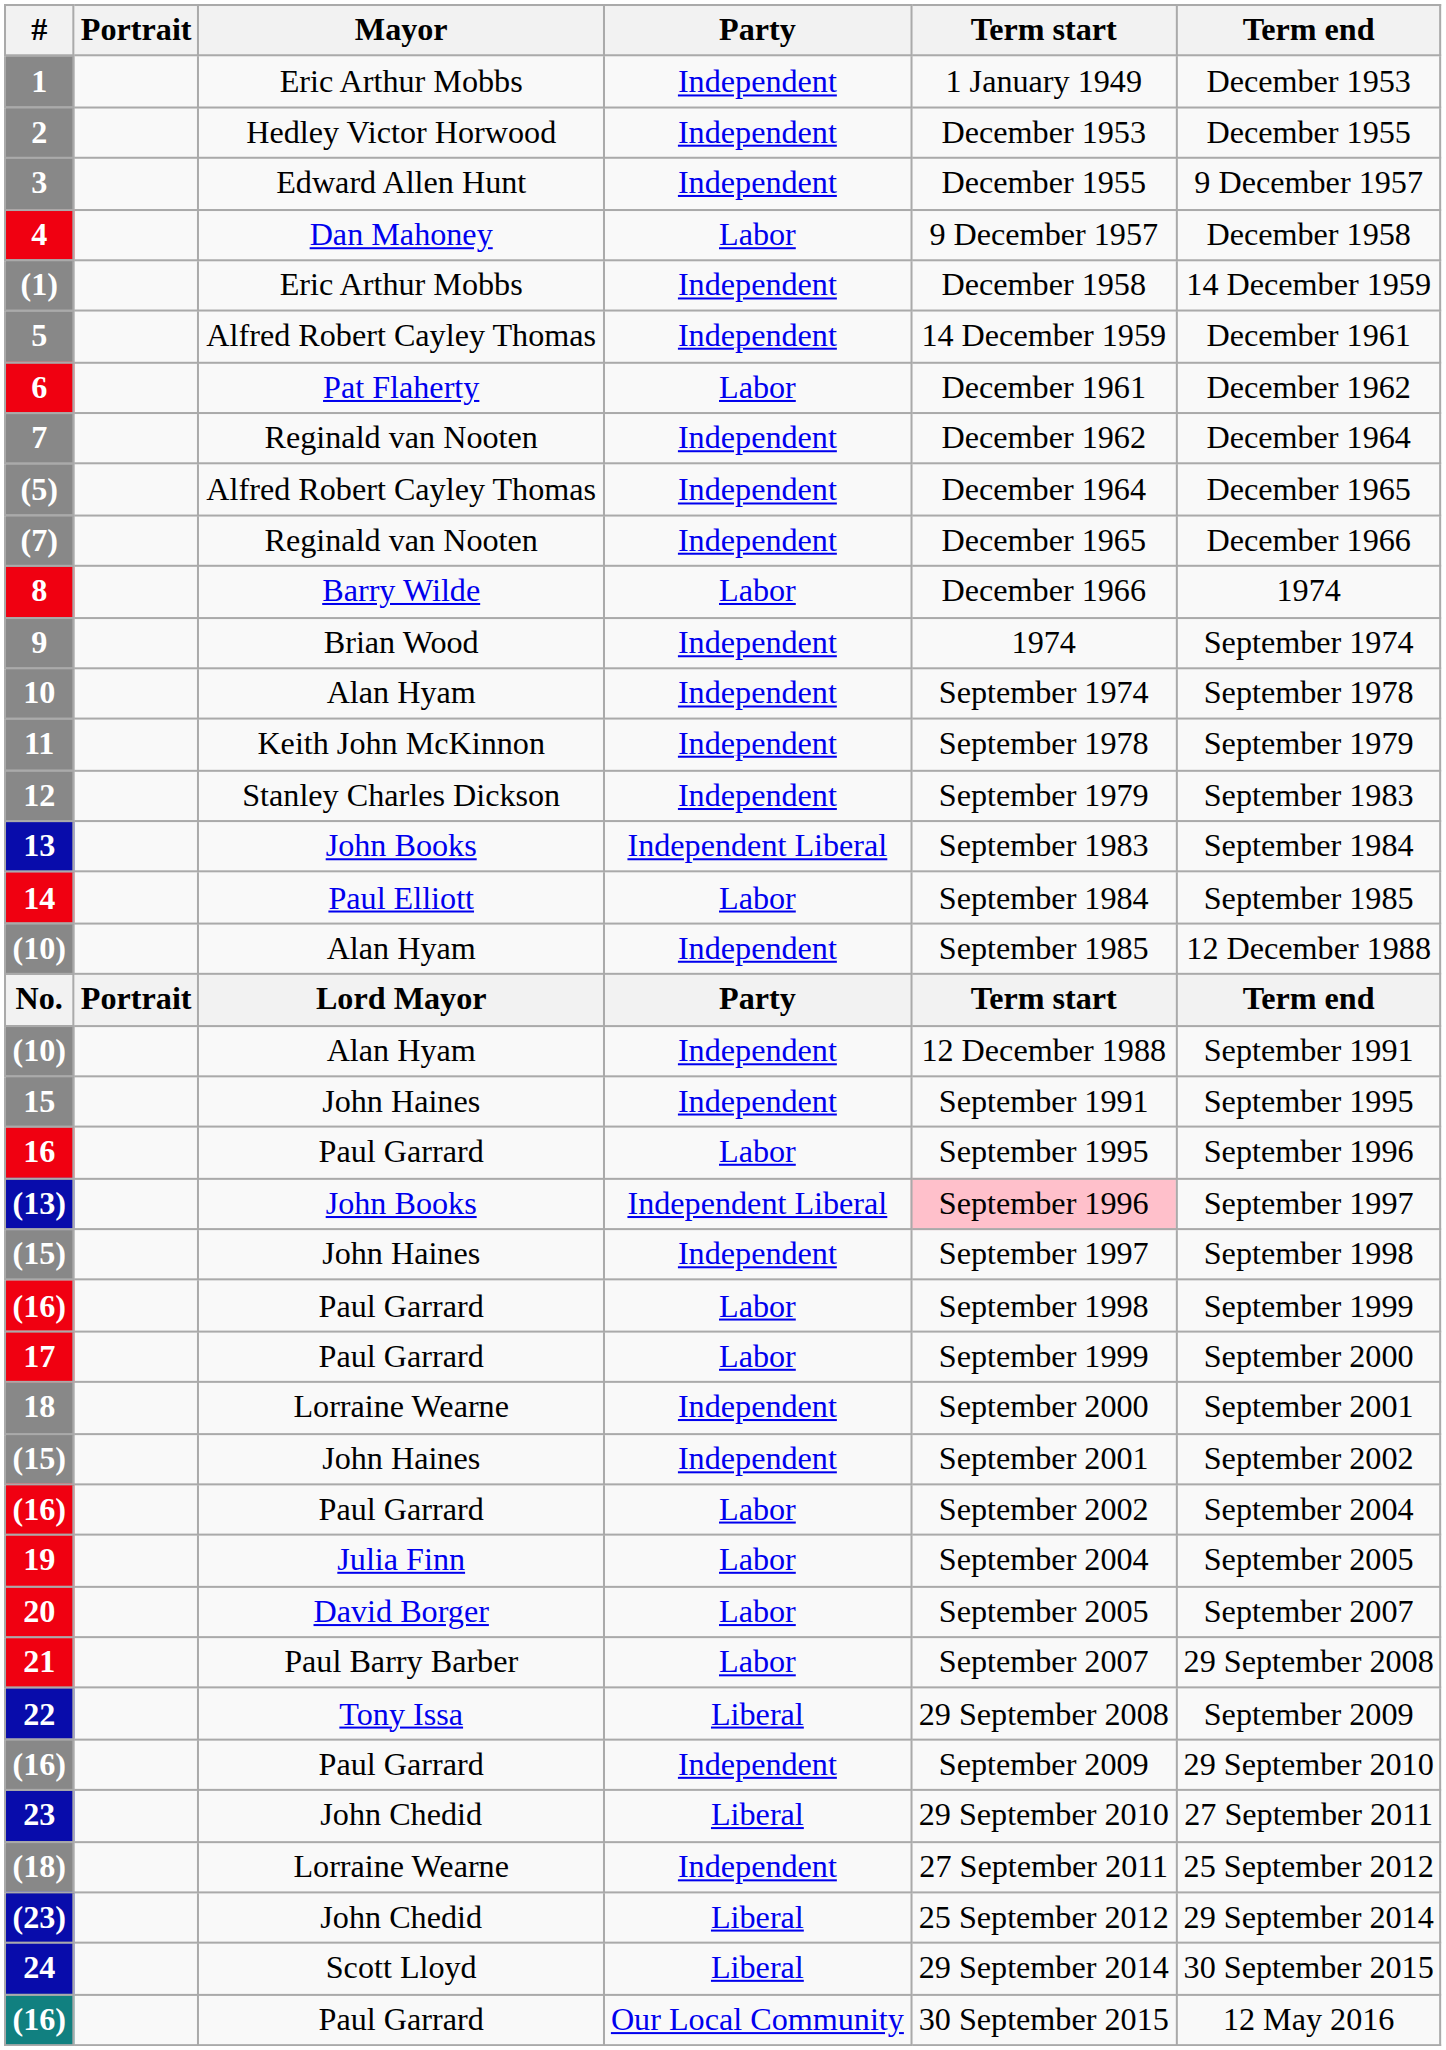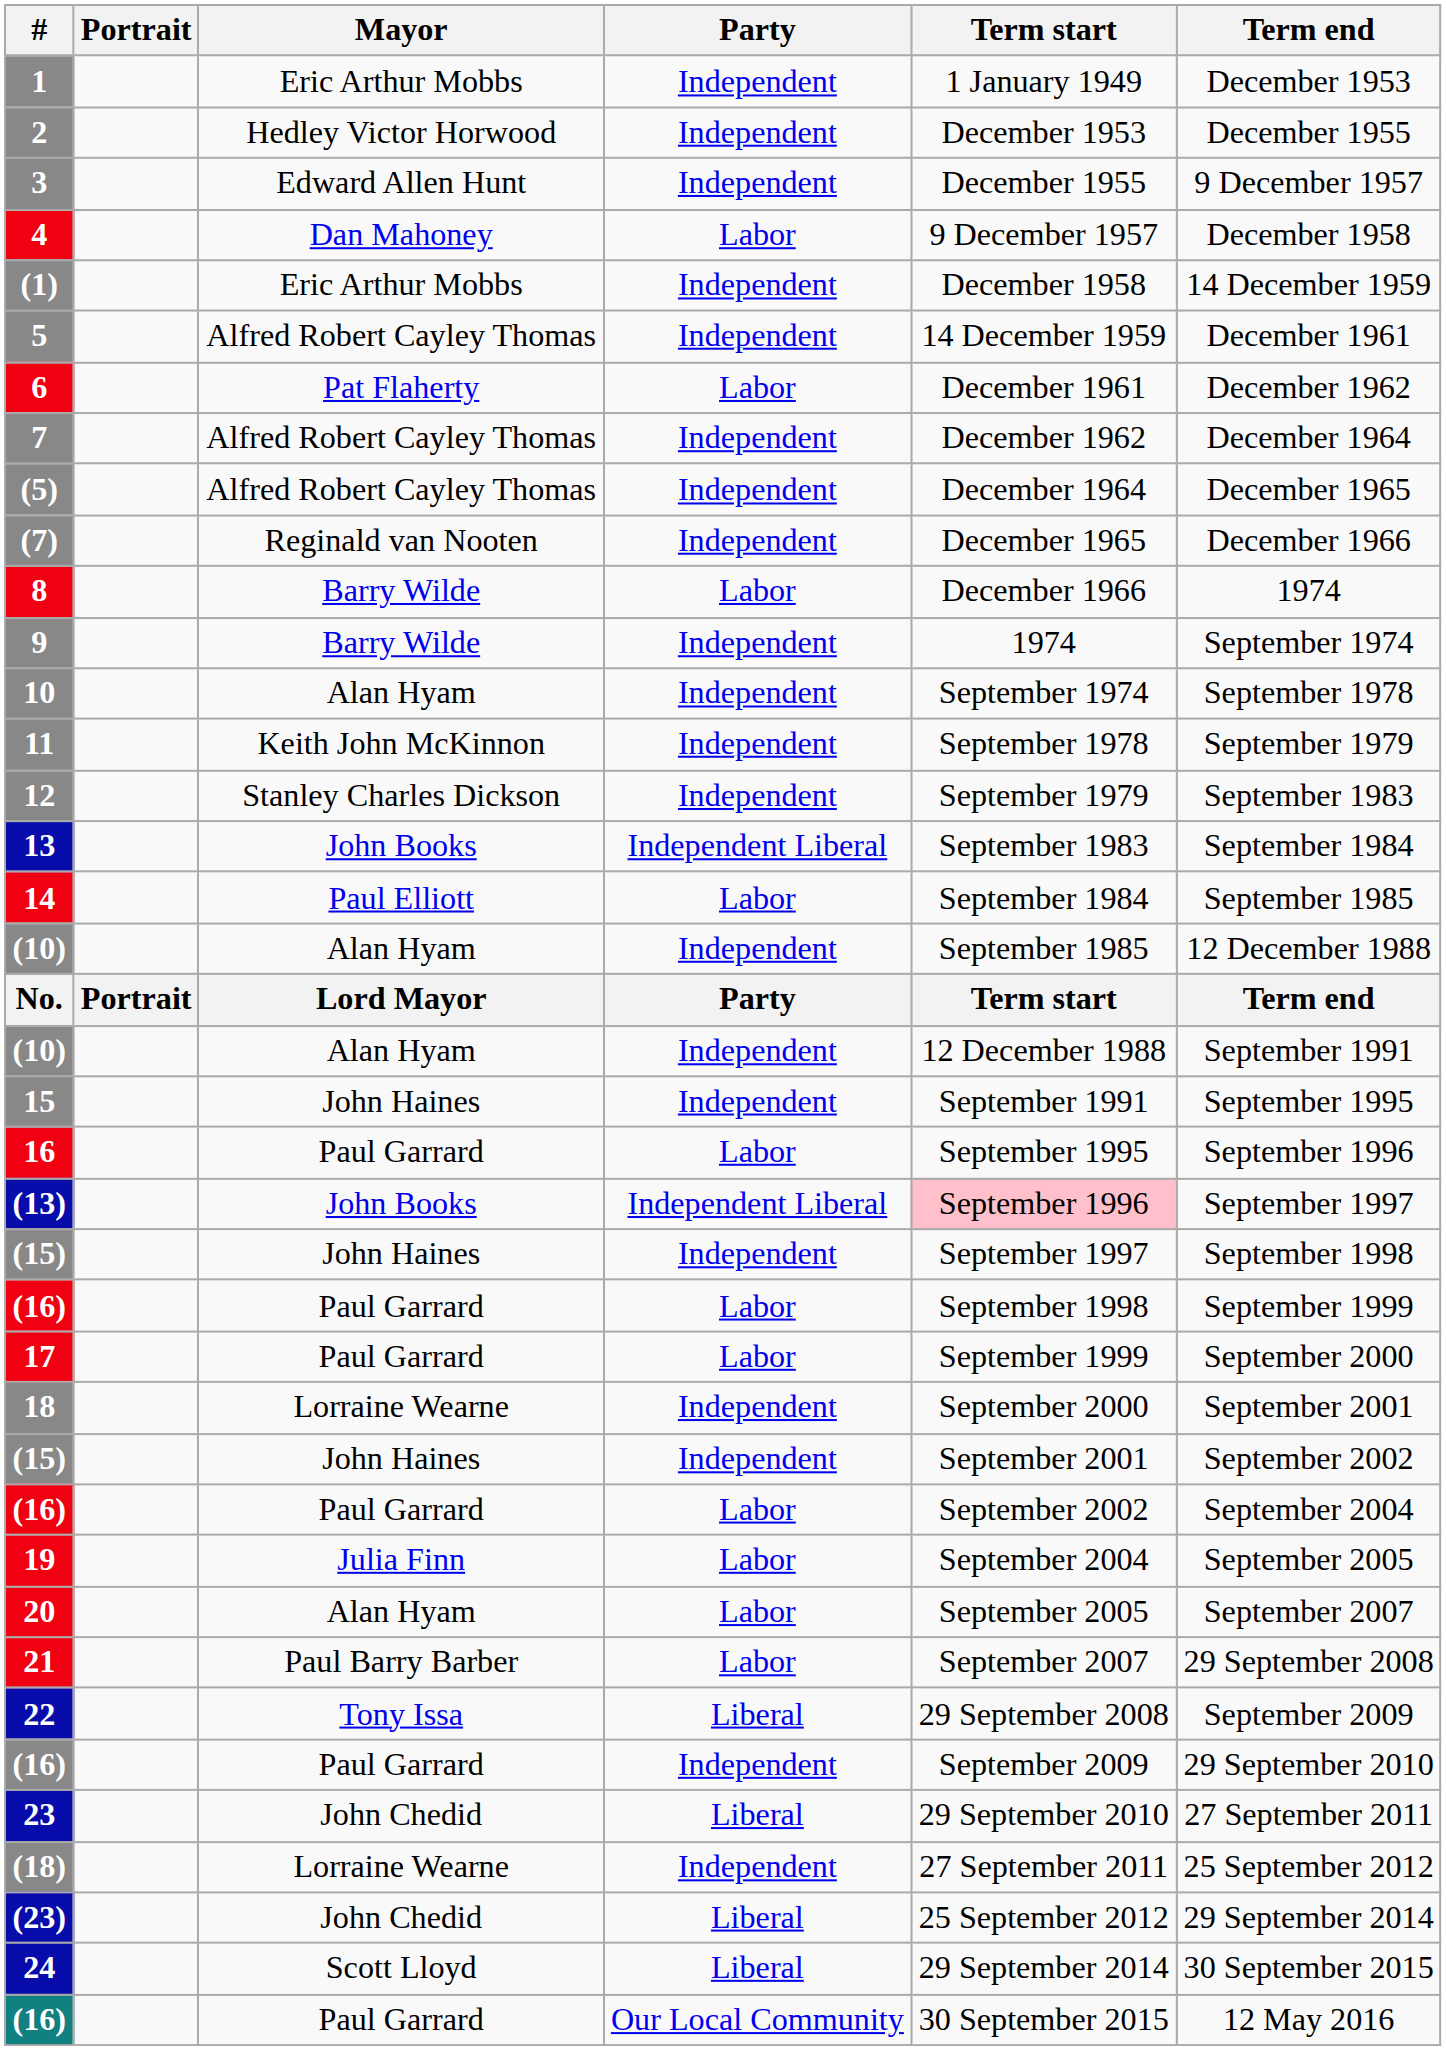(401, 438) Reginald van Nooten -> (401, 438) Alfred Robert Cayley Thomas
(401, 642) Brian Wood -> (401, 642) Barry Wilde
(401, 1611) David Borger -> (401, 1611) Alan Hyam
